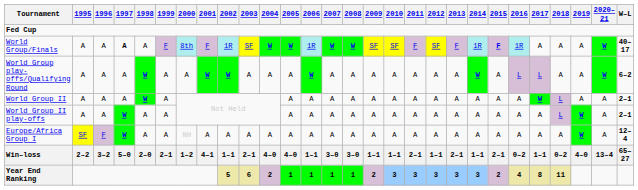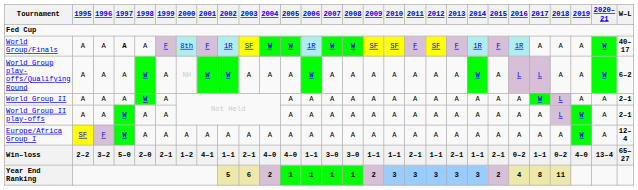(498, 47) bold -> (498, 47) normal
(187, 75) A -> (187, 75) NH
(187, 136) NH -> (187, 136) A
